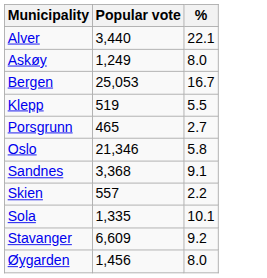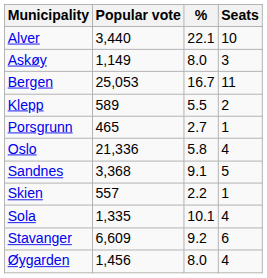+ column: (240, 15)
(113, 60) 1,249 -> (113, 60) 1,149
(107, 104) 519 -> (107, 104) 589
(117, 149) 21,346 -> (117, 149) 21,336
